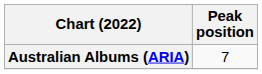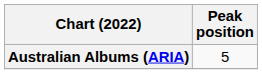(225, 56) 7 -> (225, 56) 5
